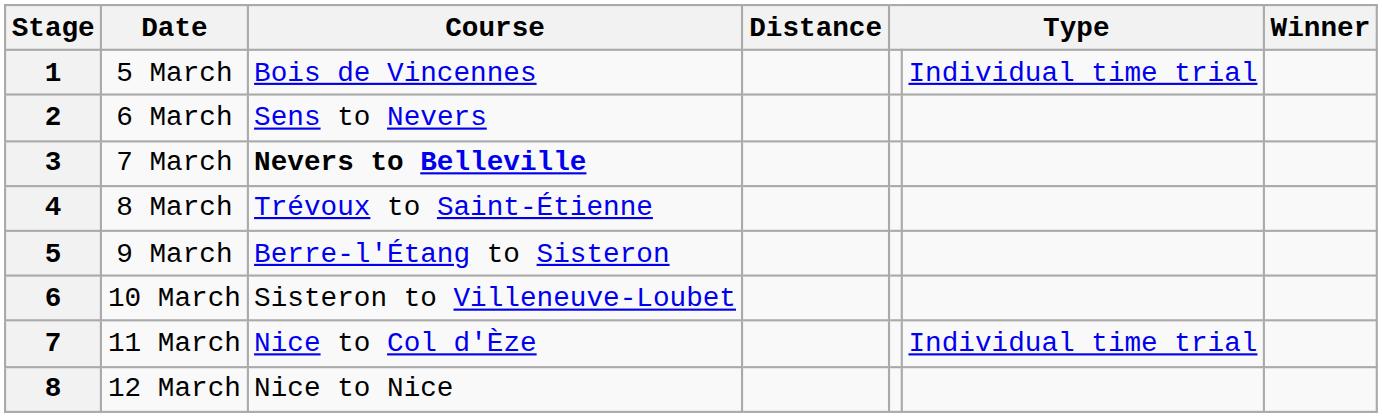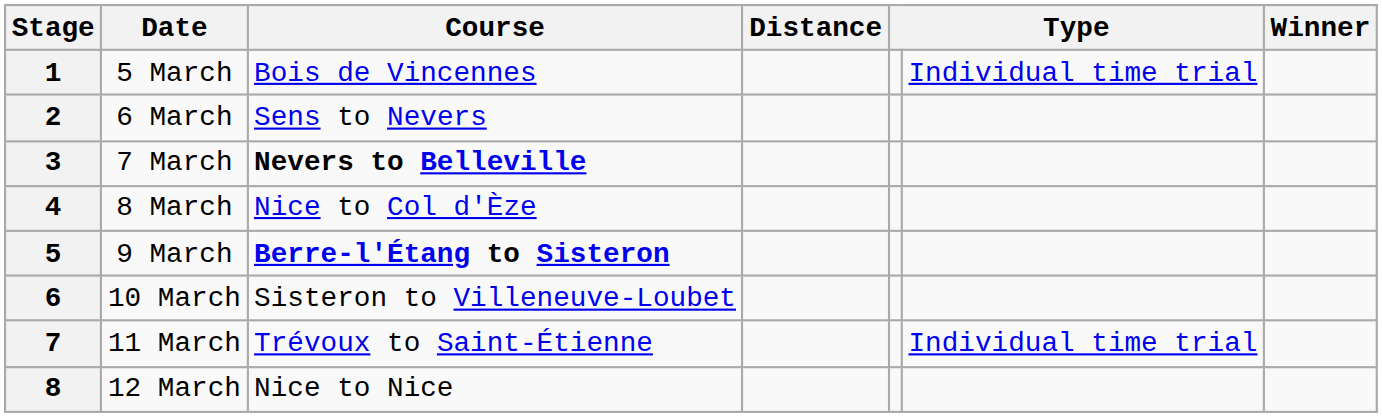(453, 208) Trévoux to Saint-Étienne -> (395, 208) Nice to Col d'Èze
(462, 253) normal -> (462, 253) bold
(395, 344) Nice to Col d'Èze -> (453, 344) Trévoux to Saint-Étienne
